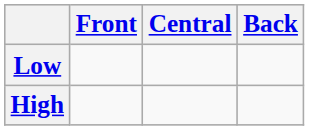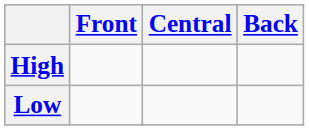rows swapped: (37, 104) <-> (37, 64)
